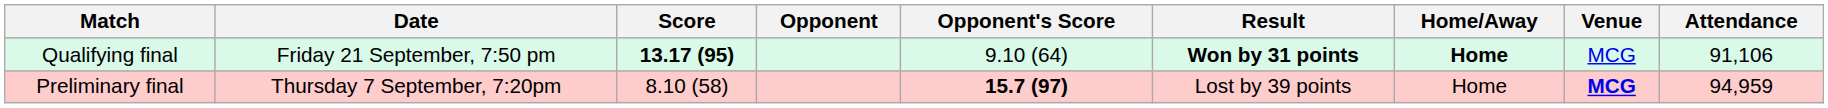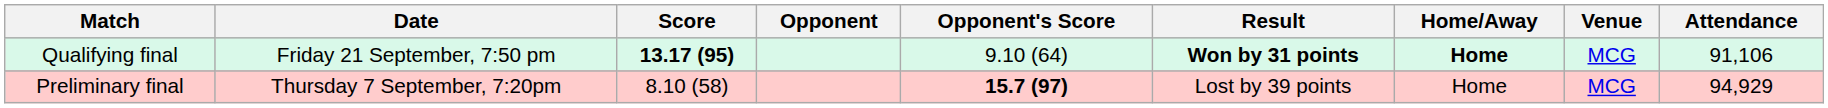(1612, 87) bold -> (1612, 87) normal
(1741, 87) 94,959 -> (1741, 87) 94,929
